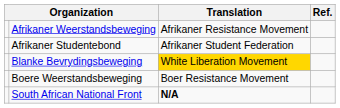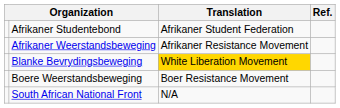rows swapped: (84, 29) <-> (66, 45)
(170, 95) bold -> (169, 95) normal
